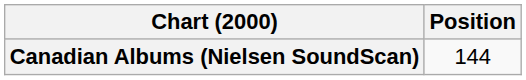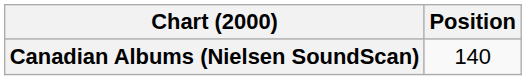(473, 56) 144 -> (473, 56) 140
